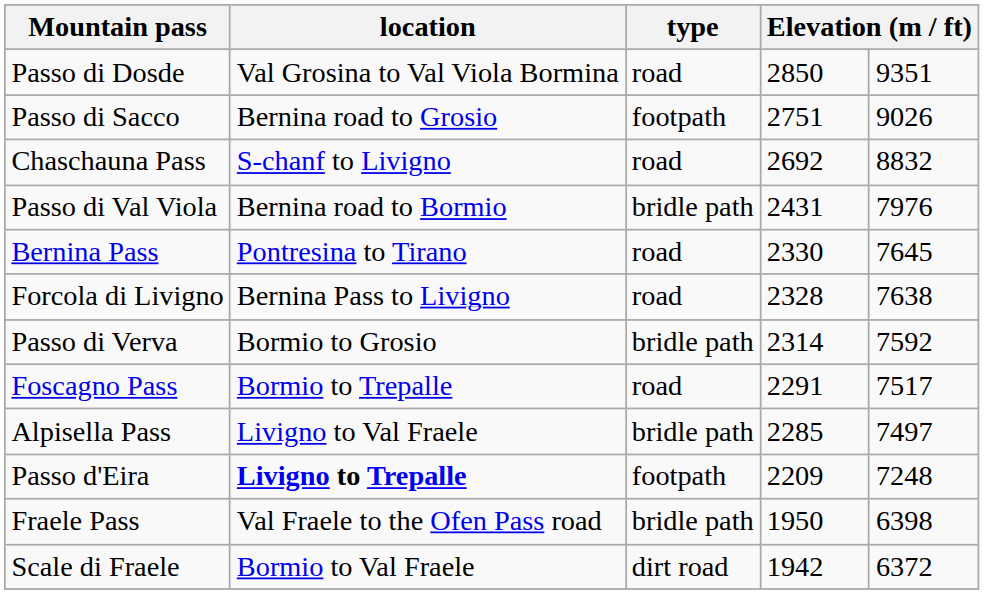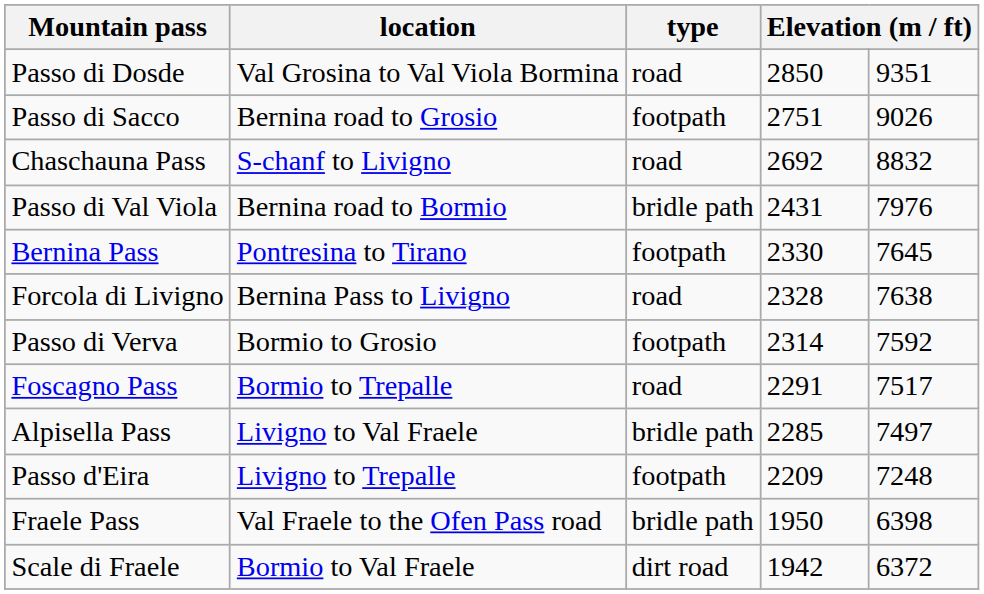(657, 251) road -> (679, 251) footpath
(693, 341) bridle path -> (679, 341) footpath
(352, 476) bold -> (346, 476) normal
